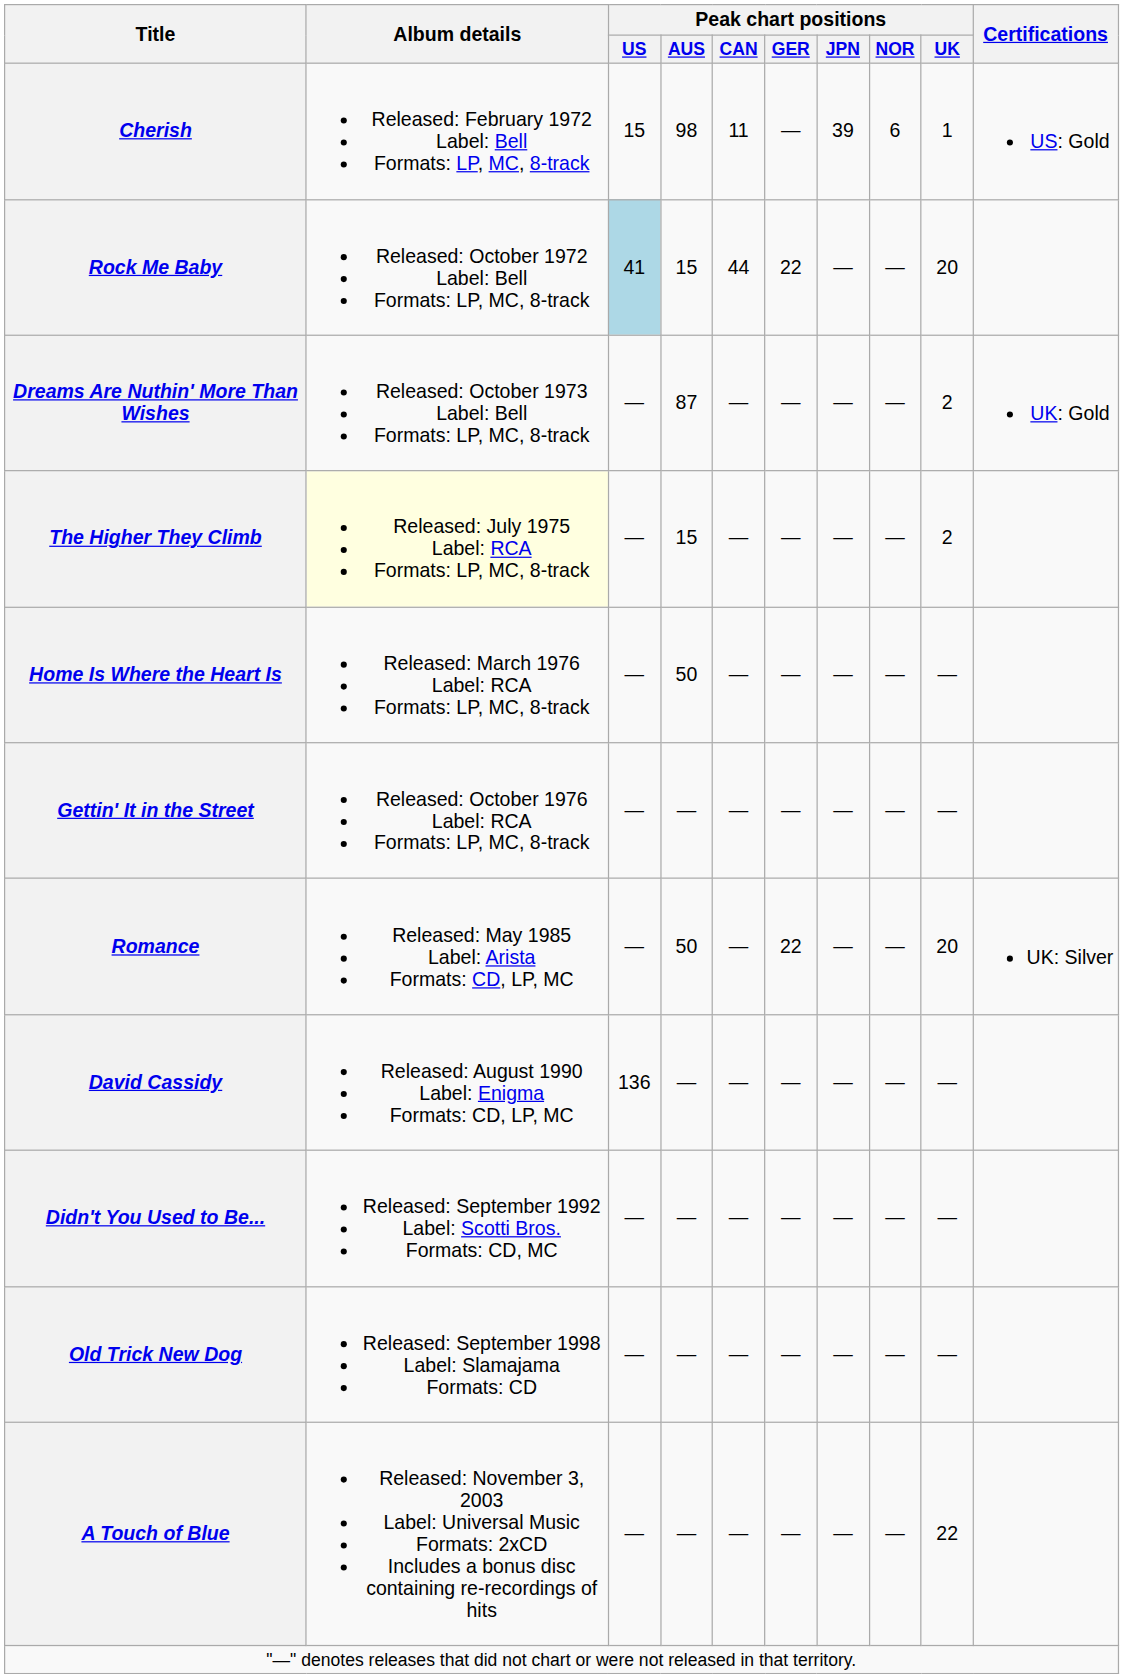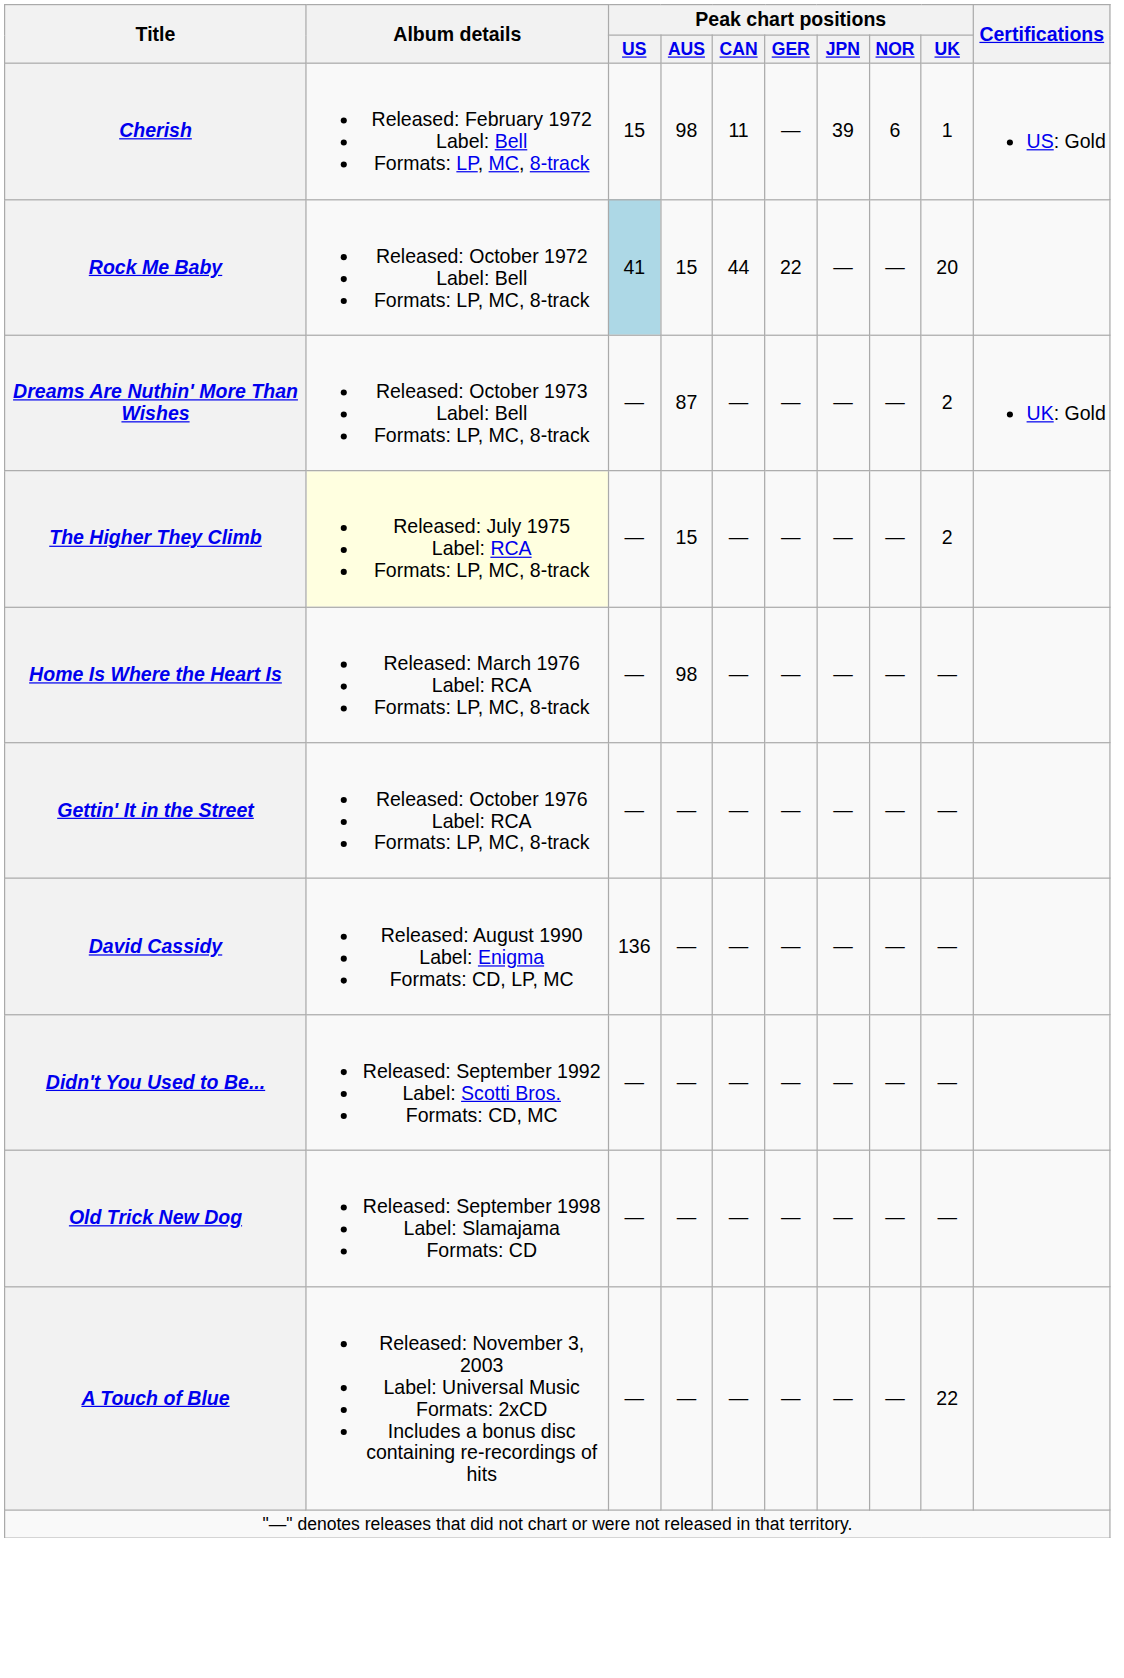(686, 674) 50 -> (686, 674) 98
- row: (156, 946)
